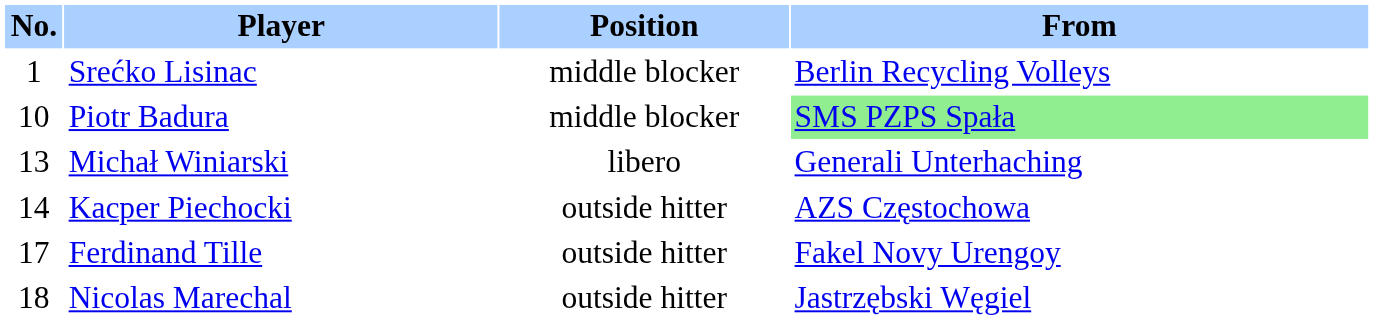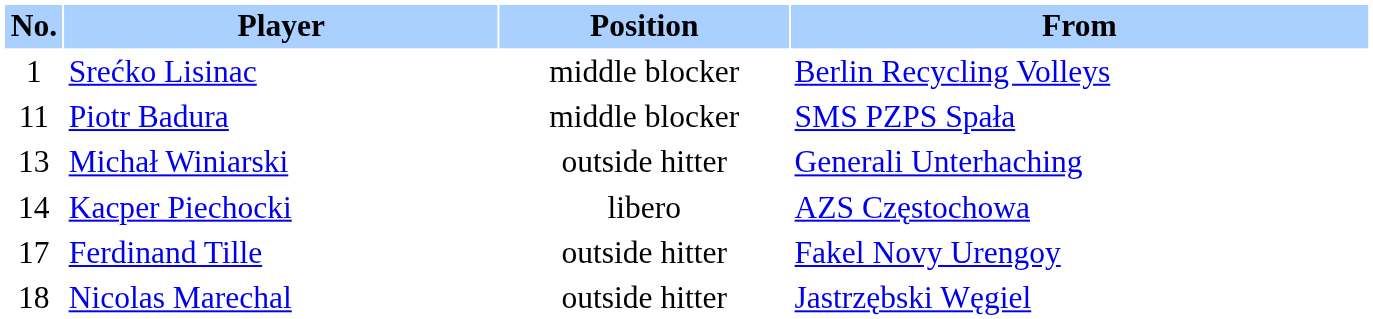(34, 116) 10 -> (34, 116) 11
(905, 116) lightgreen background -> (905, 116) no background
(644, 162) libero -> (644, 162) outside hitter
(644, 207) outside hitter -> (644, 207) libero
